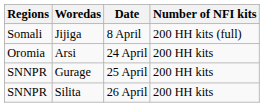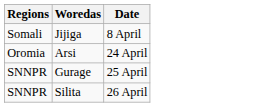- column: (205, 14)
